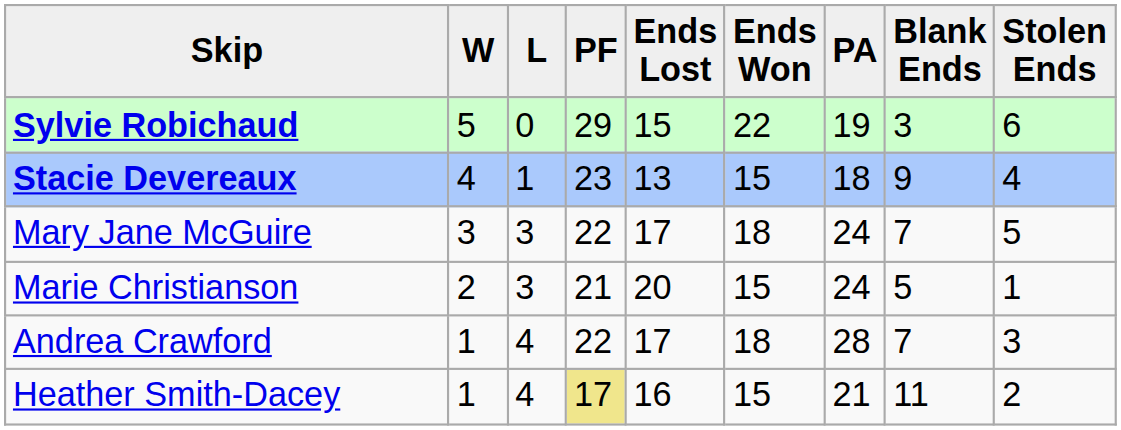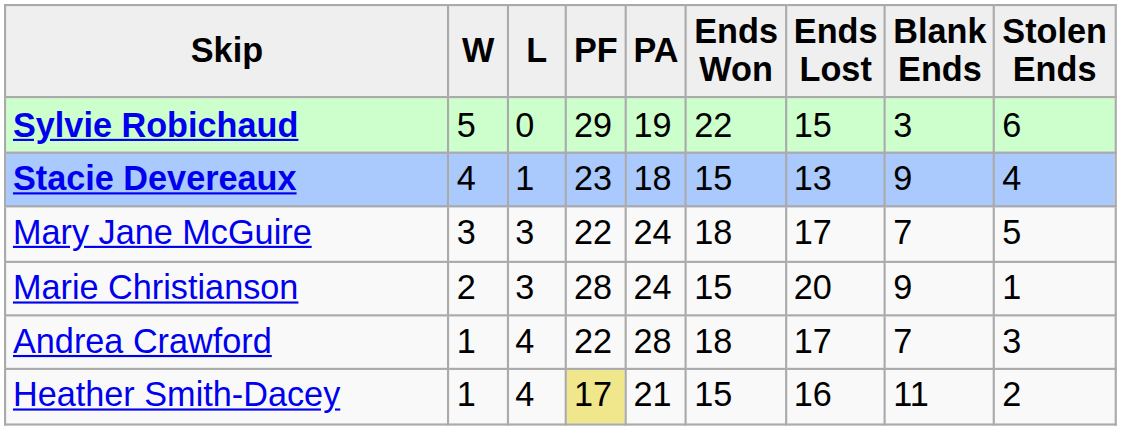columns swapped: (855, 50) <-> (675, 50)
(593, 287) 21 -> (593, 287) 28
(903, 287) 5 -> (903, 287) 9
